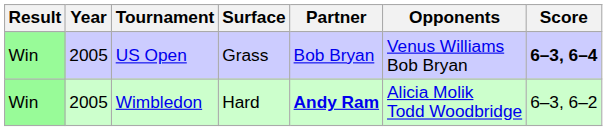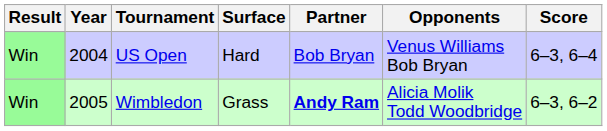(89, 55) 2005 -> (89, 55) 2004
(245, 55) Grass -> (241, 55) Hard
(564, 55) bold -> (564, 55) normal
(241, 102) Hard -> (245, 102) Grass
